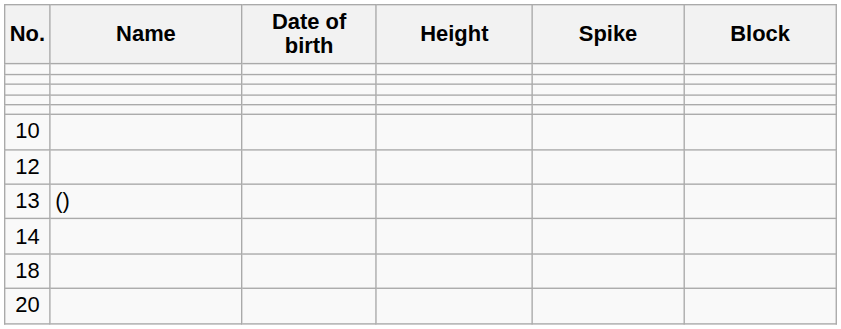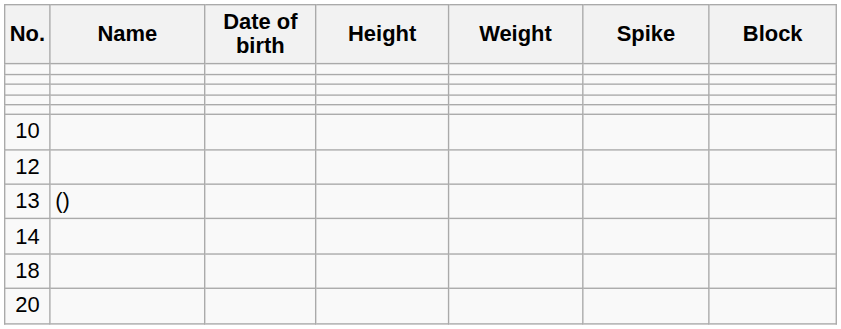+ column: (515, 34)
